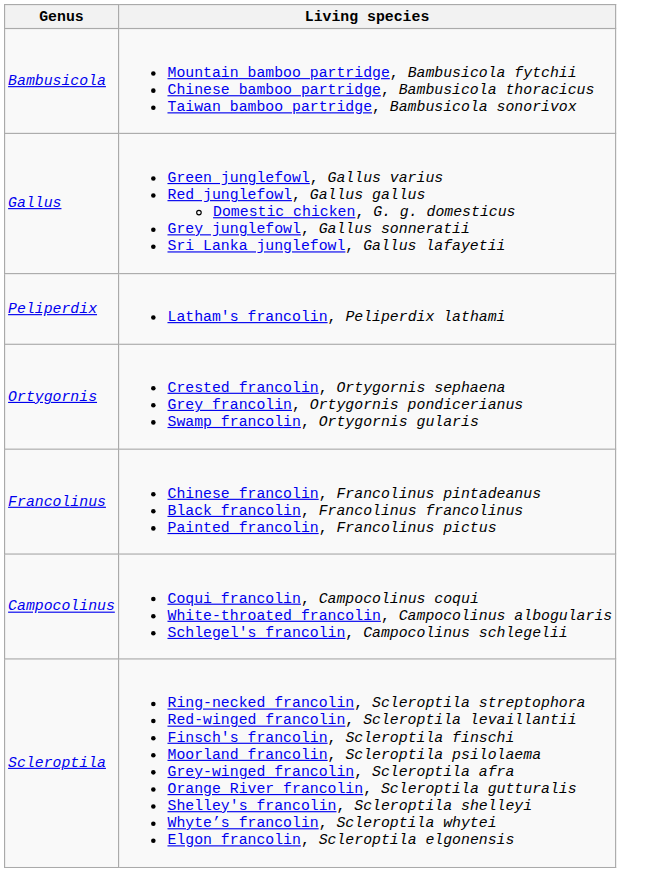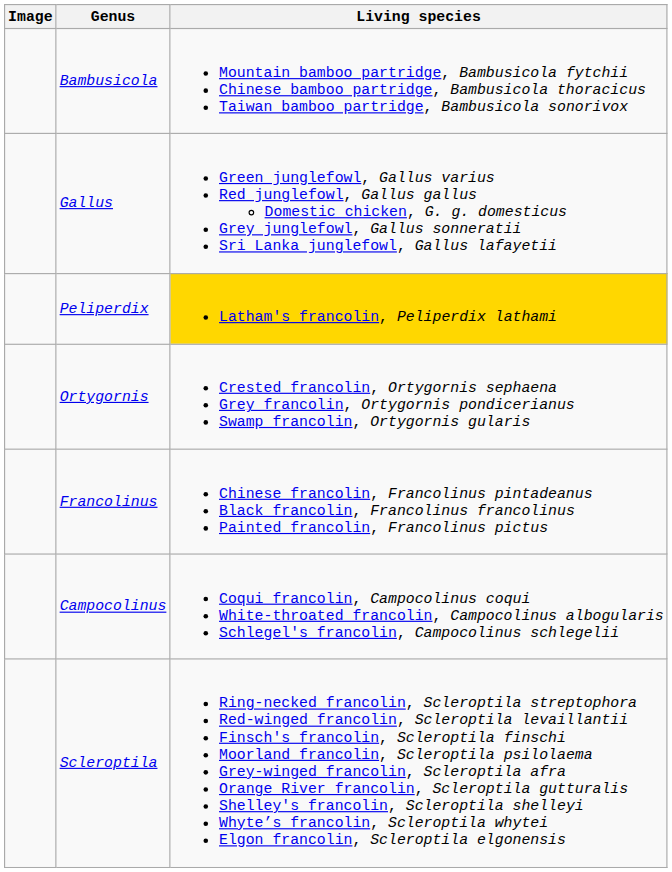+ column: (30, 17)
(367, 317) no background -> (419, 317) gold background
